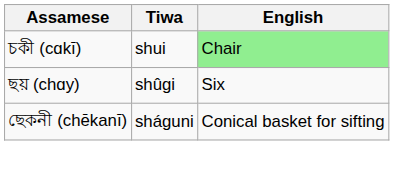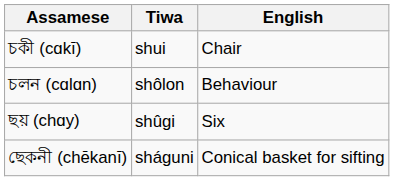(222, 49) lightgreen background -> (222, 49) no background
+ row: (53, 84)
